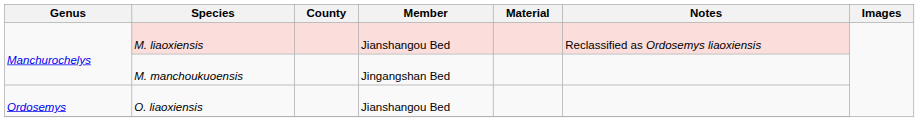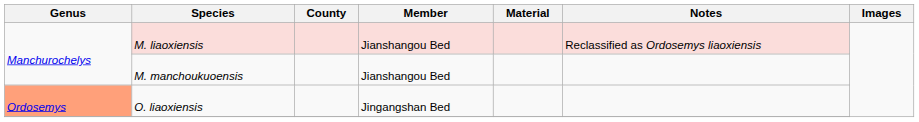(406, 76) Jingangshan Bed -> (406, 76) Jianshangou Bed
(36, 107) no background -> (36, 107) lightsalmon background
(406, 107) Jianshangou Bed -> (406, 107) Jingangshan Bed
